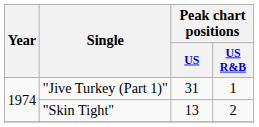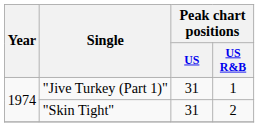(192, 111) 13 -> (192, 111) 31
